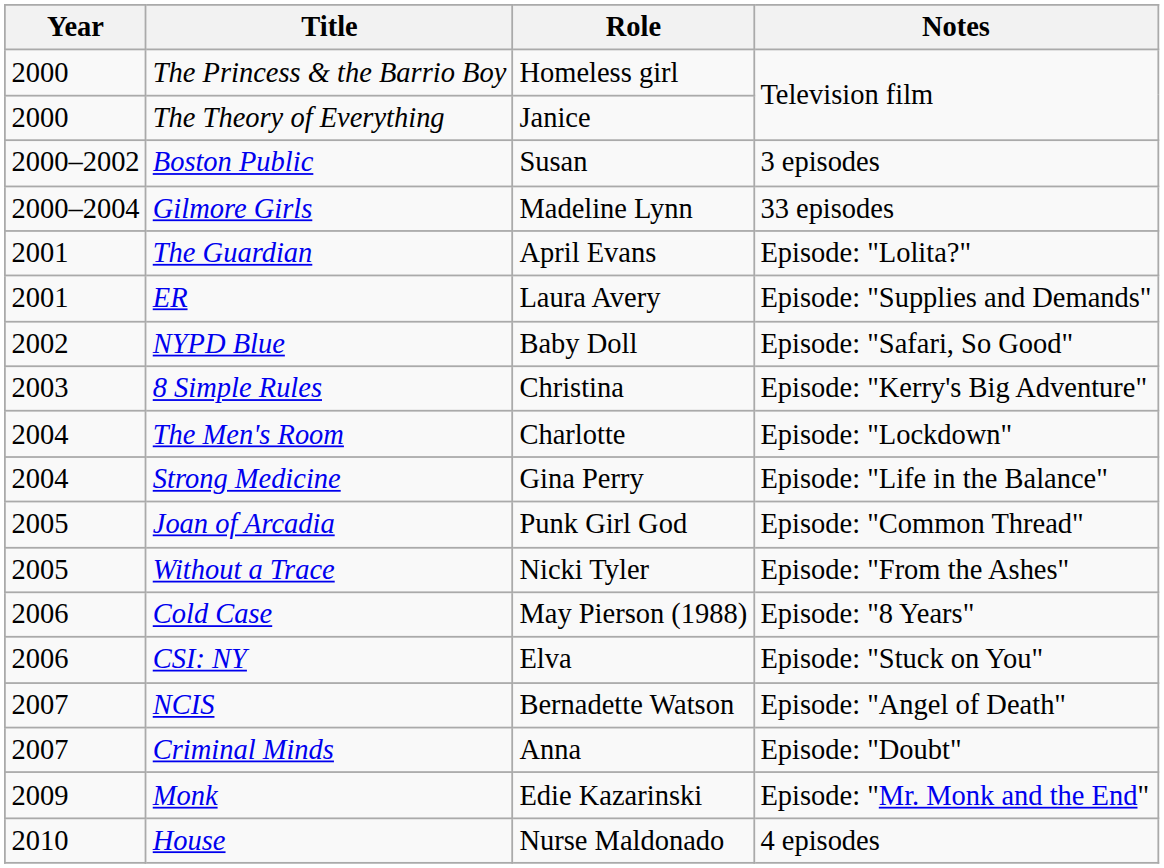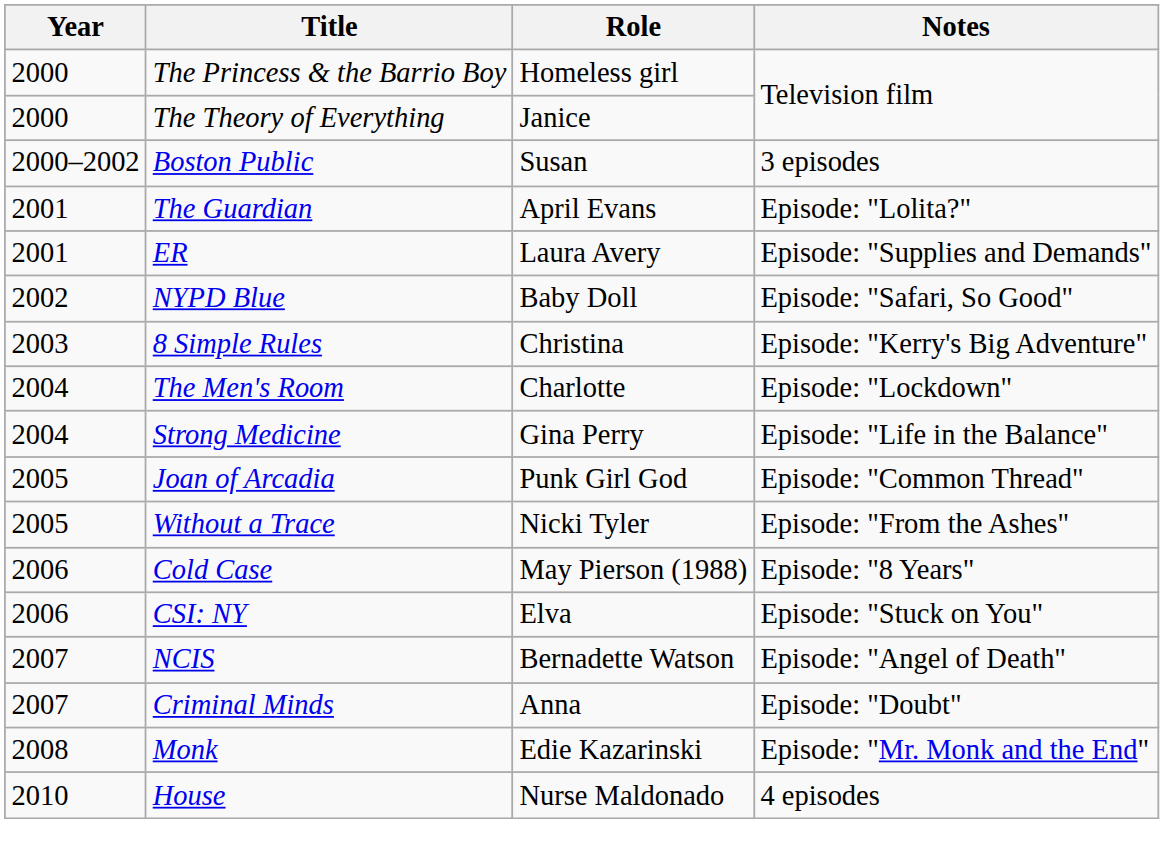- row: (233, 207)
(40, 794) 2009 -> (40, 749) 2008
